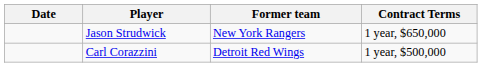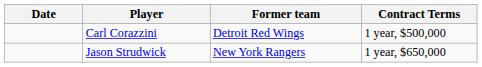rows swapped: (126, 33) <-> (121, 52)
